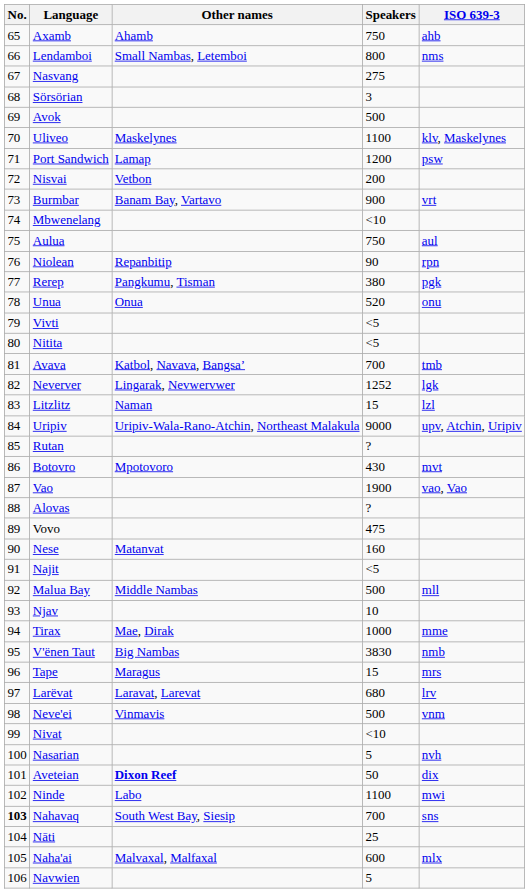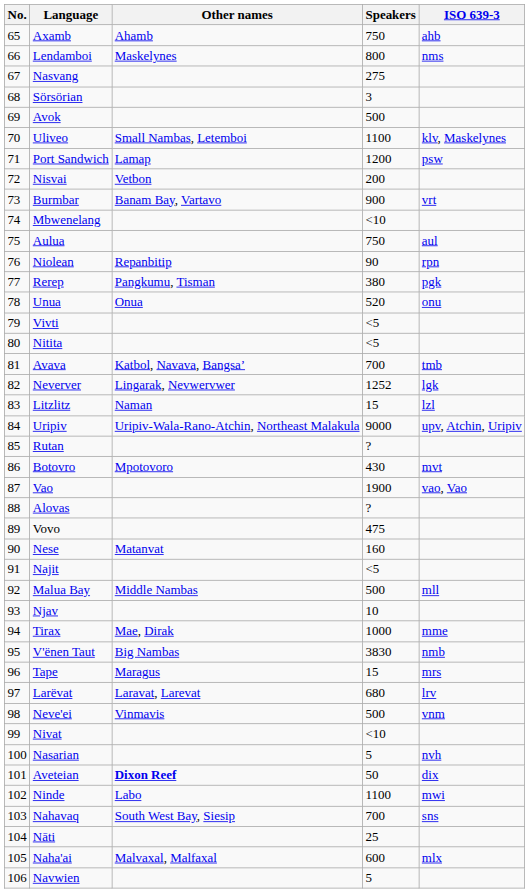(181, 55) Small Nambas, Letemboi -> (146, 55) Maskelynes
(146, 138) Maskelynes -> (181, 138) Small Nambas, Letemboi
(17, 816) bold -> (17, 816) normal
